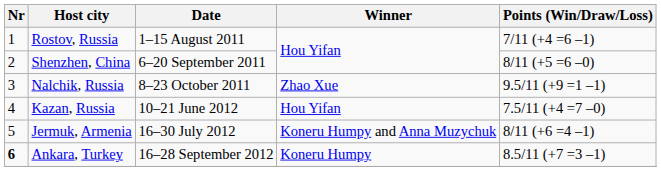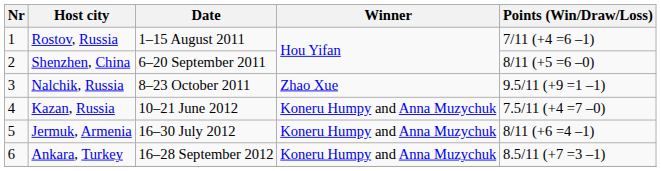(311, 108) Hou Yifan -> (388, 108) Koneru Humpy and Anna Muzychuk
(11, 154) bold -> (11, 154) normal
(326, 154) Koneru Humpy -> (388, 154) Koneru Humpy and Anna Muzychuk
